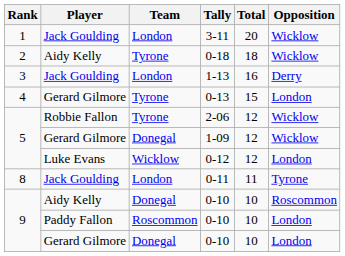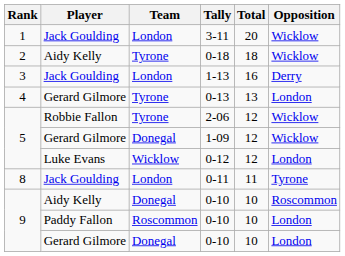(251, 96) 15 -> (251, 96) 13
